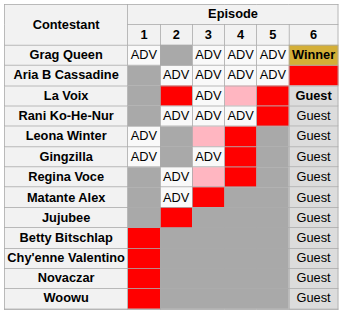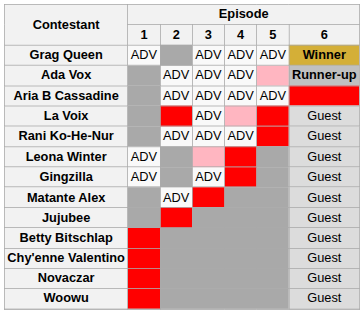+ row: (66, 75)
(314, 95) bold -> (324, 116) normal
- row: (66, 177)
